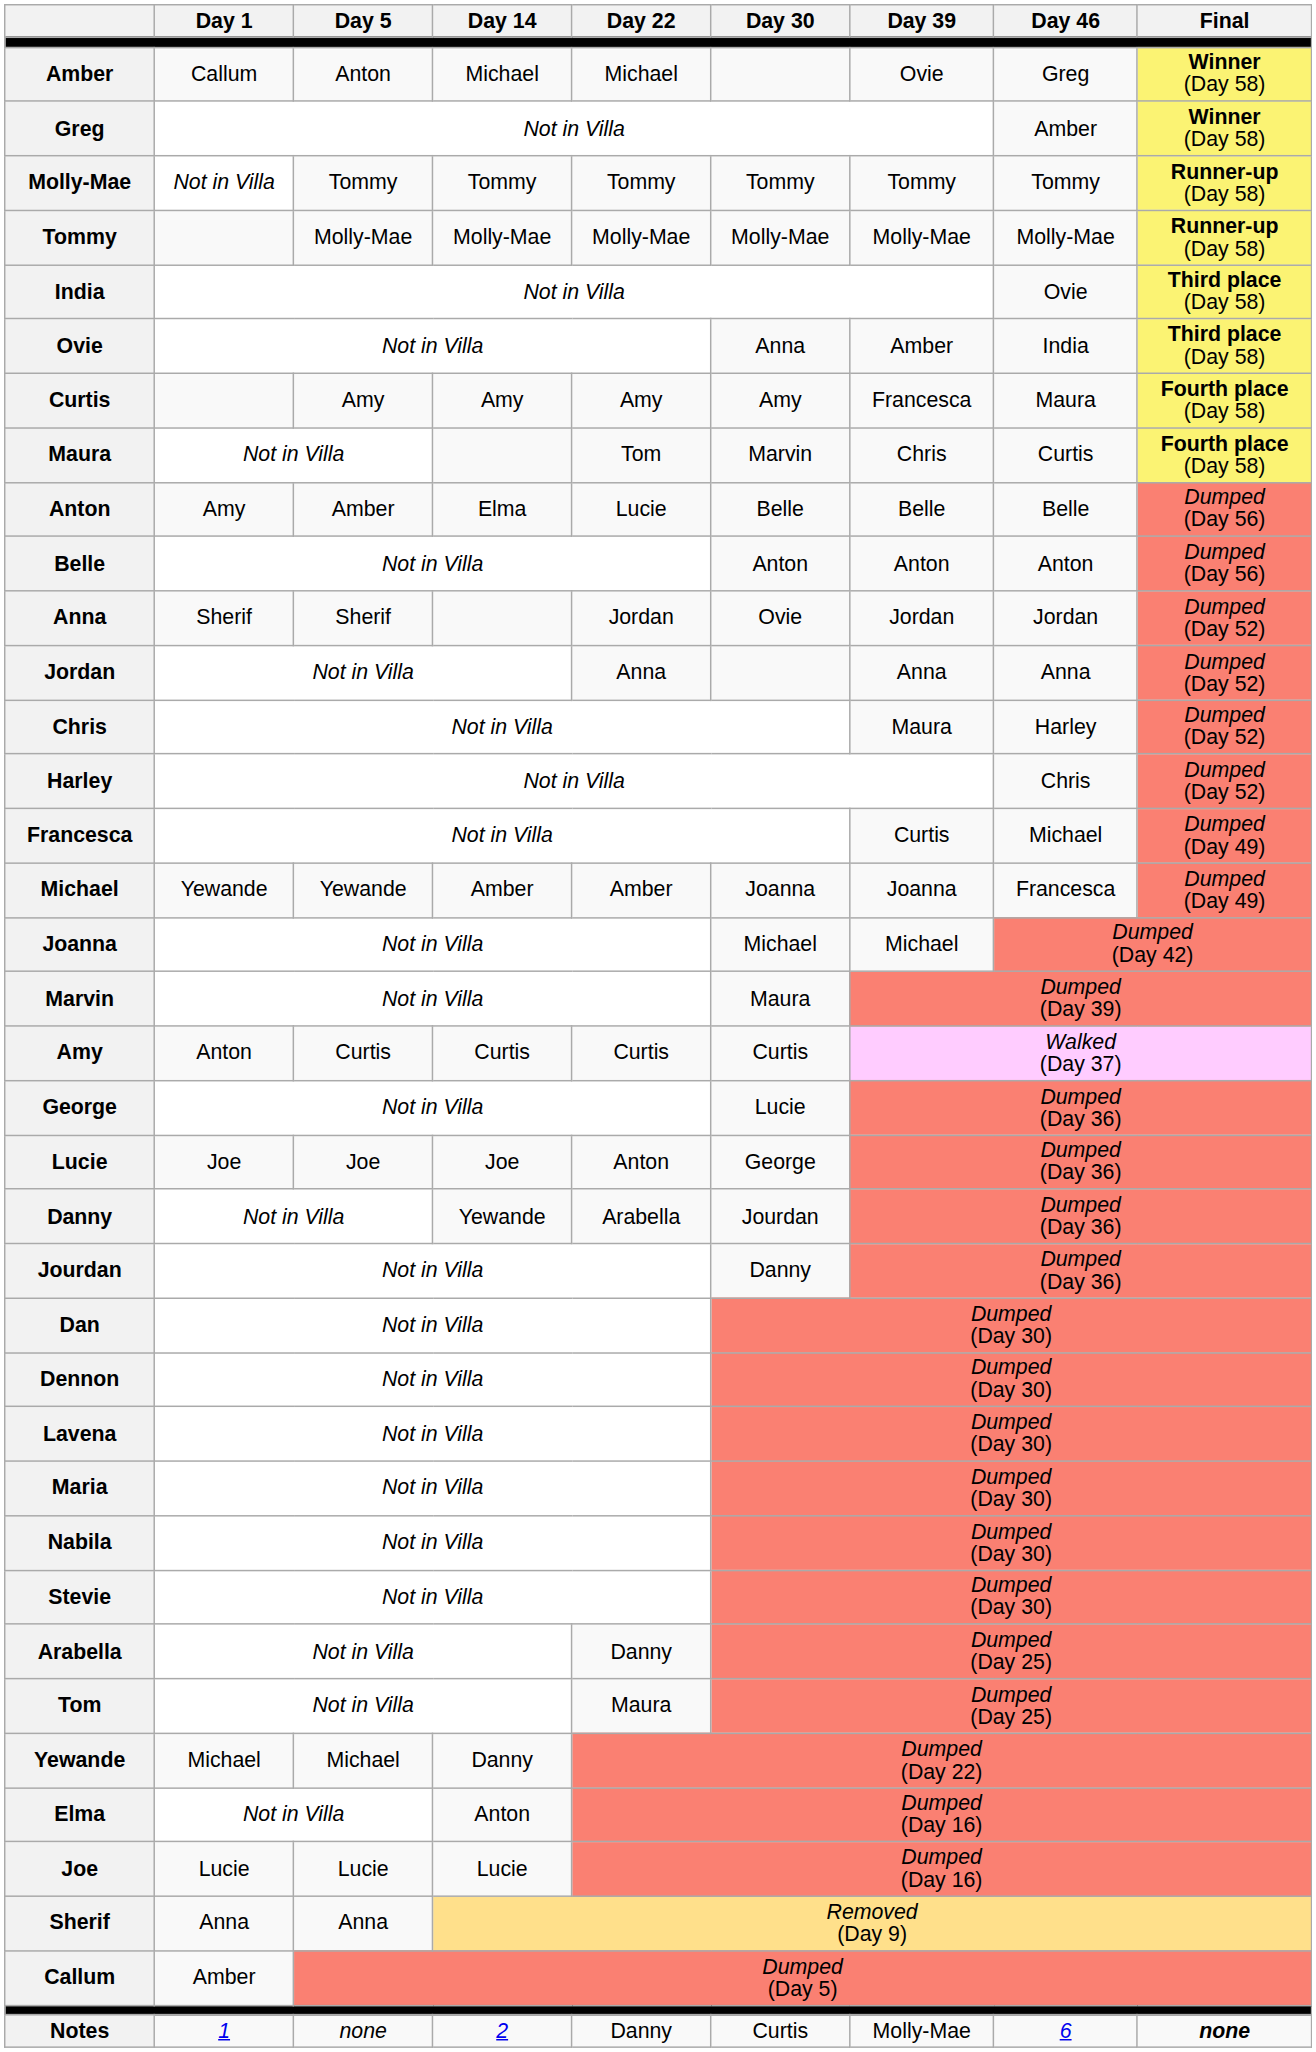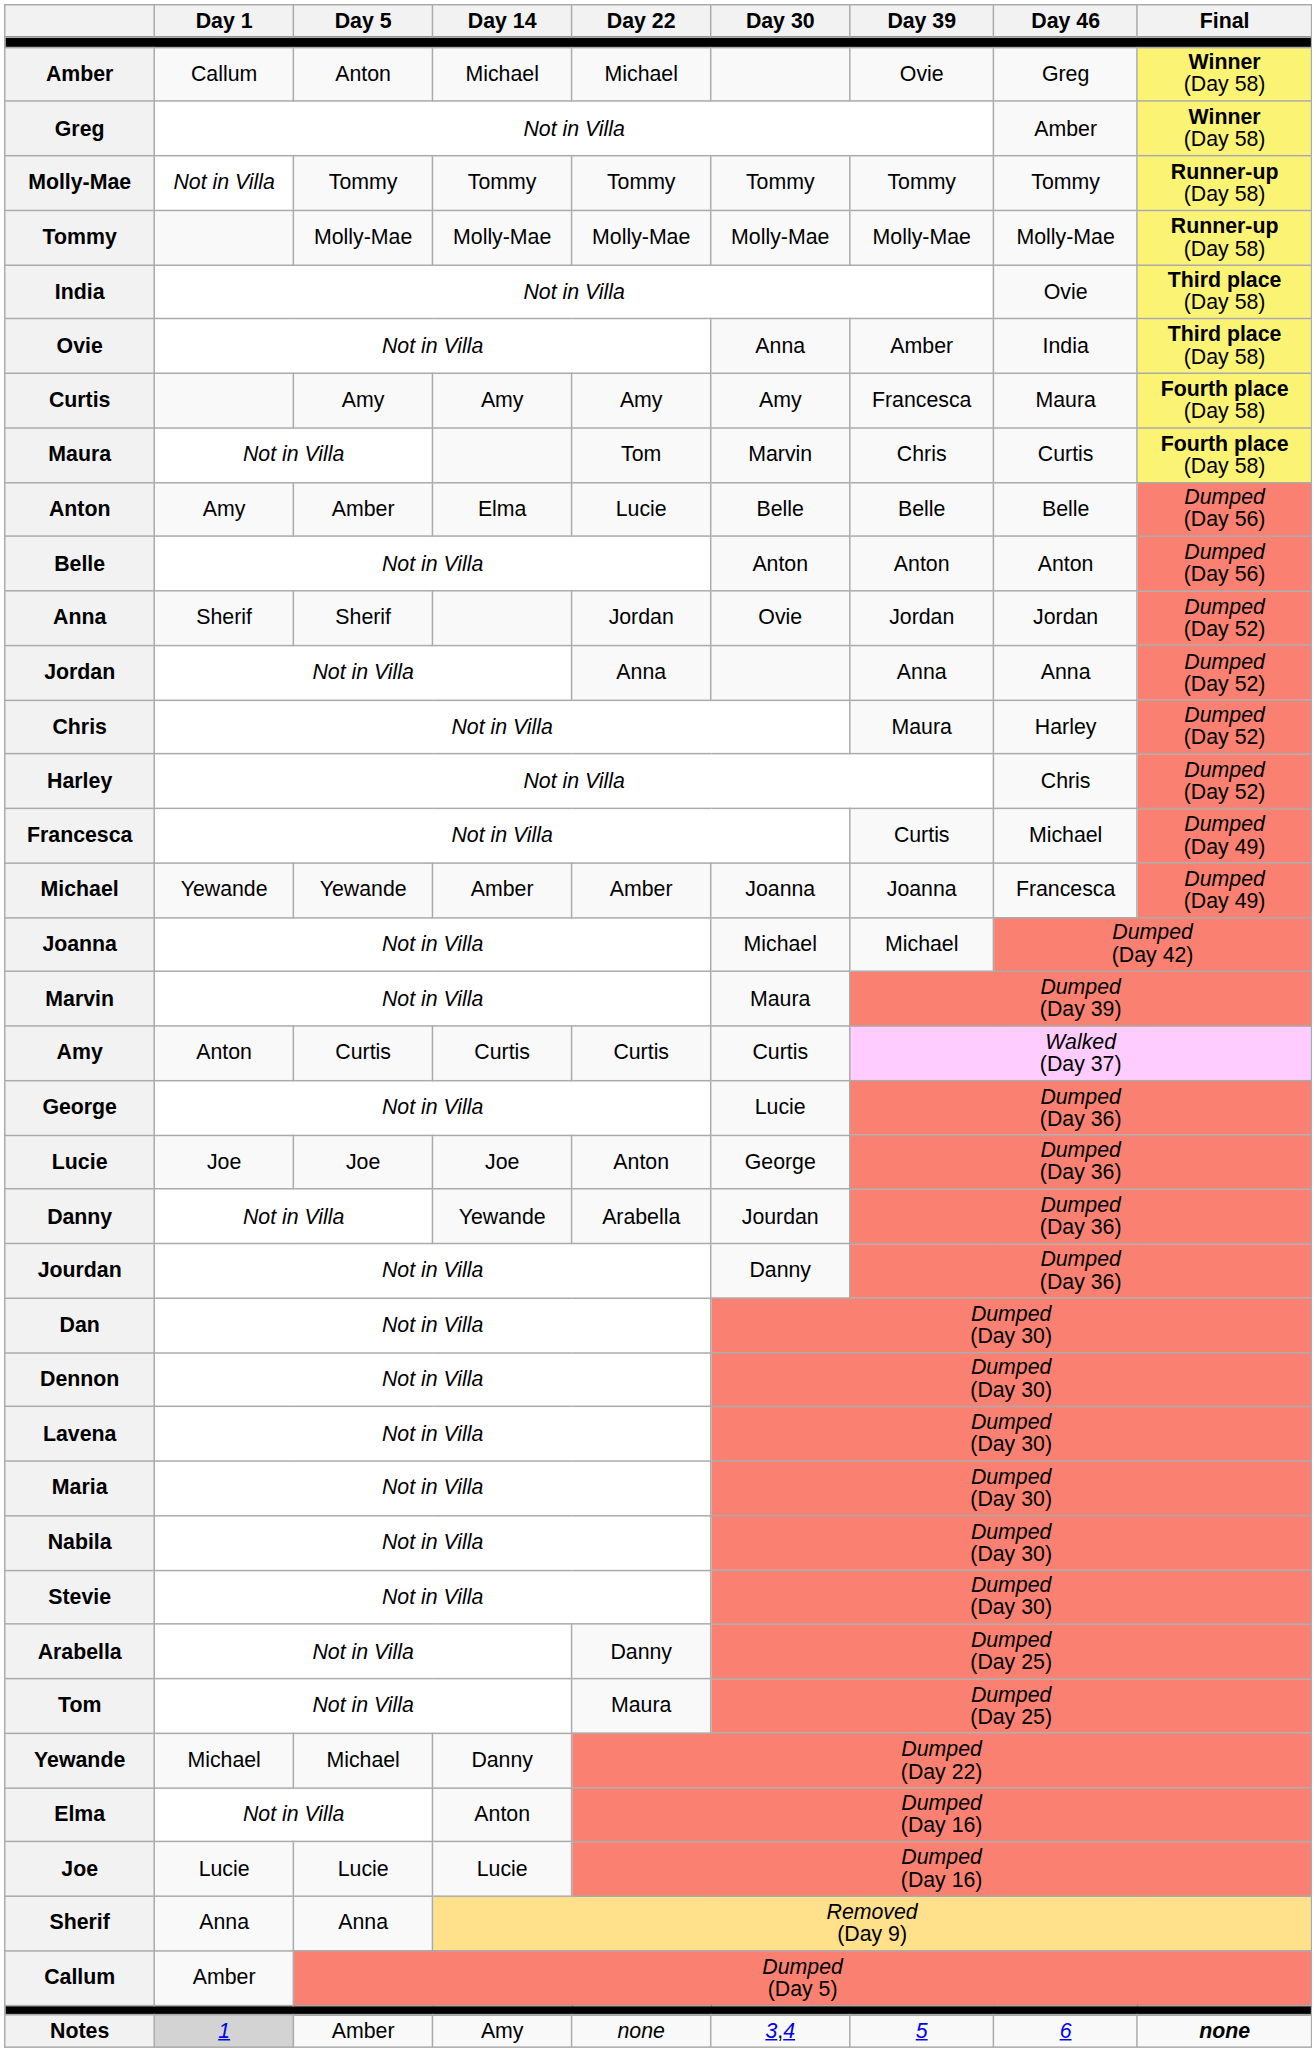(224, 2031) no background -> (224, 2031) lightgrey background
(363, 2031) none -> (363, 2031) Amber
(502, 2031) 2 -> (502, 2031) Amy
(641, 2031) Danny -> (641, 2031) none
(780, 2031) Curtis -> (780, 2031) 3,4
(922, 2031) Molly-Mae -> (922, 2031) 5
